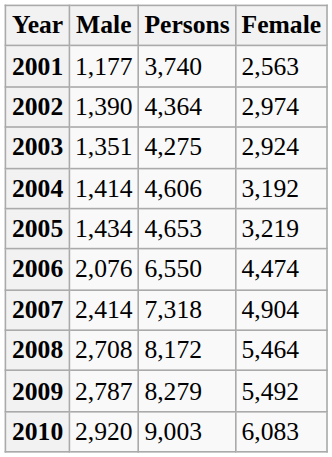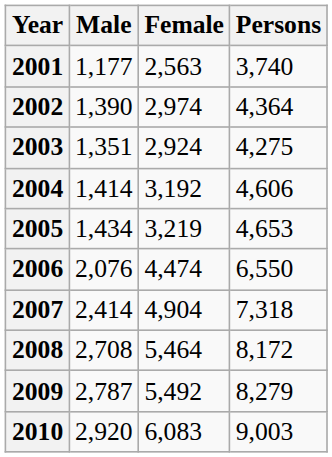columns swapped: (281, 25) <-> (187, 25)
